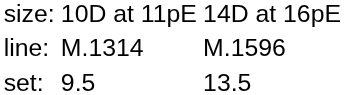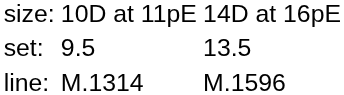rows swapped: (24, 82) <-> (26, 48)
